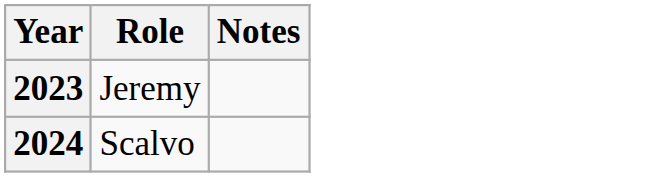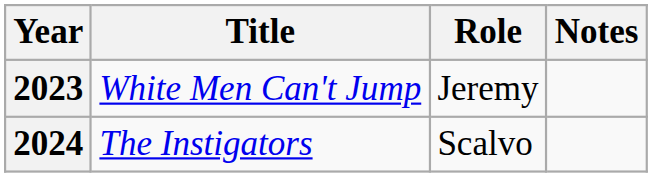+ column: (260, 32)
